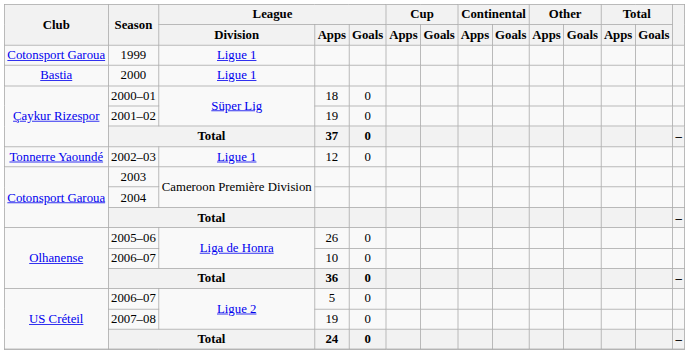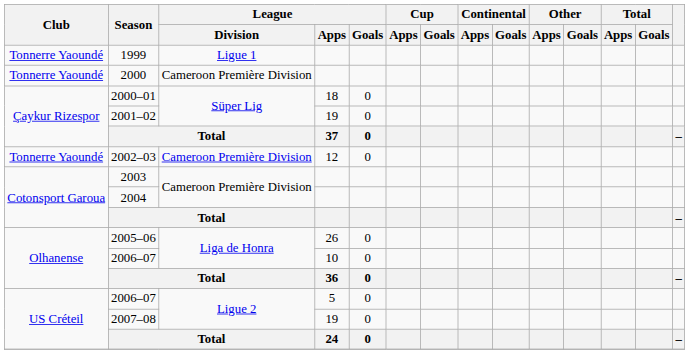(56, 55) Cotonsport Garoua -> (56, 55) Tonnerre Yaoundé
(56, 75) Bastia -> (56, 75) Tonnerre Yaoundé
(237, 75) Ligue 1 -> (237, 75) Cameroon Première Division
(237, 156) Ligue 1 -> (237, 156) Cameroon Première Division
